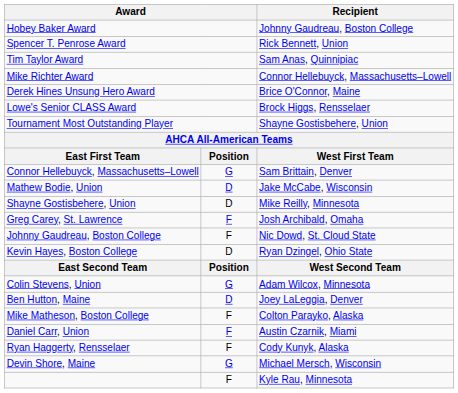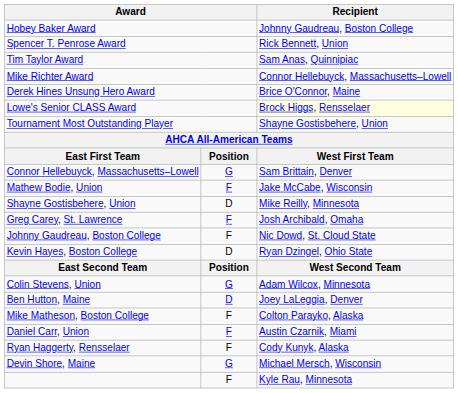(315, 108) no background -> (315, 108) lightyellow background
(229, 188) D -> (229, 188) F
